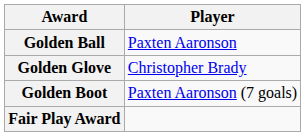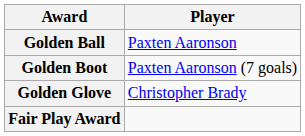rows swapped: (64, 93) <-> (64, 67)
